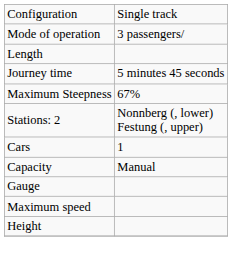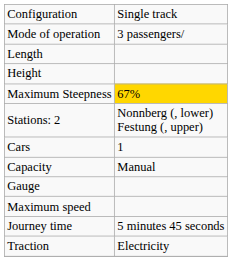rows swapped: (24, 226) <-> (40, 73)
(129, 93) no background -> (129, 93) gold background
+ row: (28, 246)
